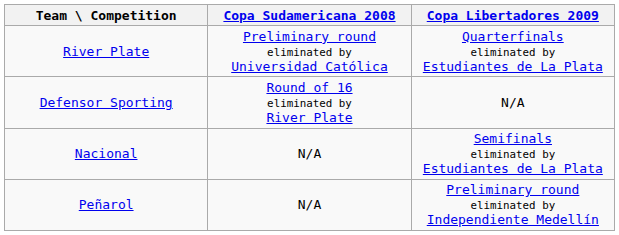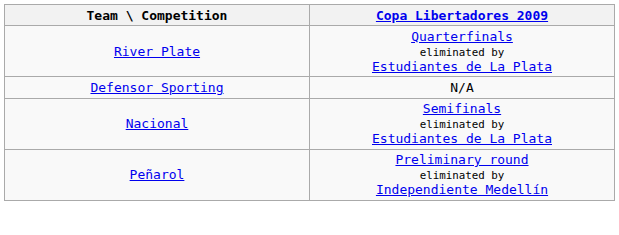- column: (309, 15)
